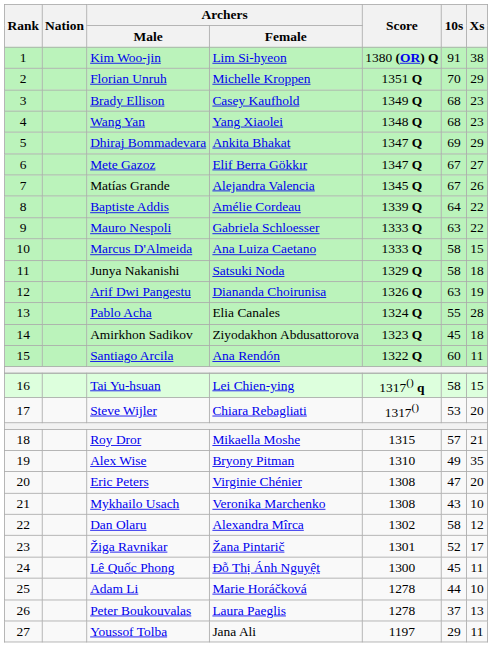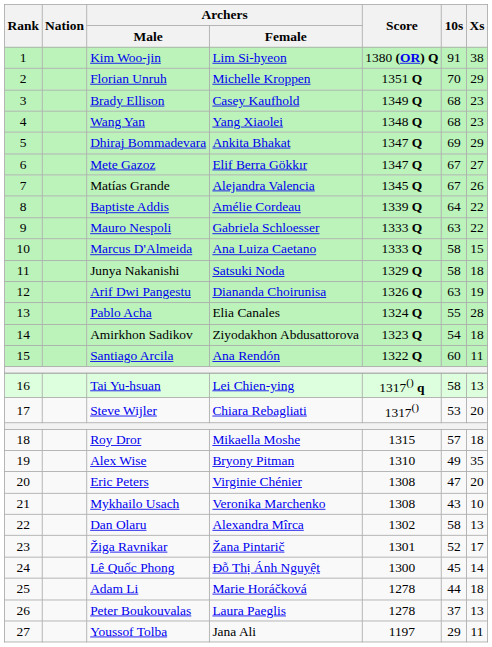(454, 334) 45 -> (454, 334) 54
(477, 385) 15 -> (477, 385) 13
(477, 439) 21 -> (477, 439) 18
(477, 525) 12 -> (477, 525) 13
(477, 567) 11 -> (477, 567) 14
(477, 589) 10 -> (477, 589) 18
